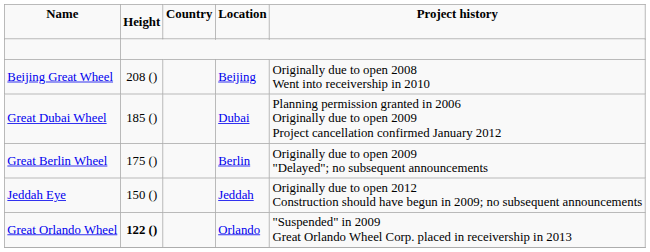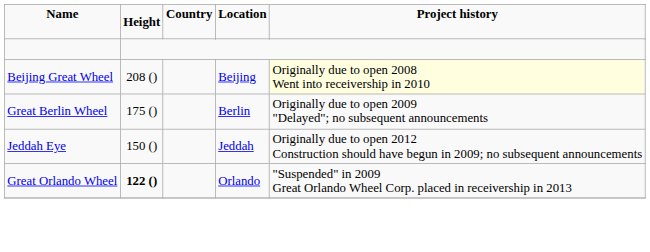(351, 76) no background -> (351, 76) lightyellow background
- row: (57, 118)
